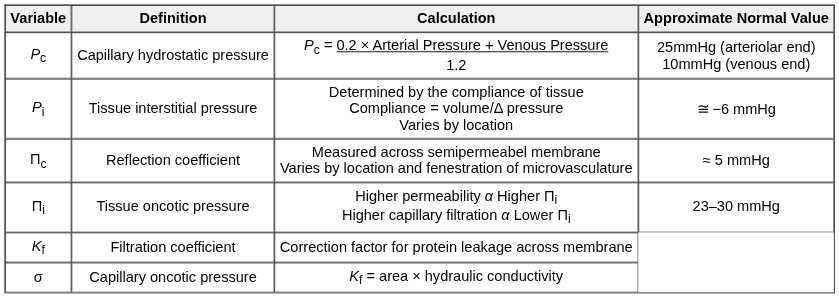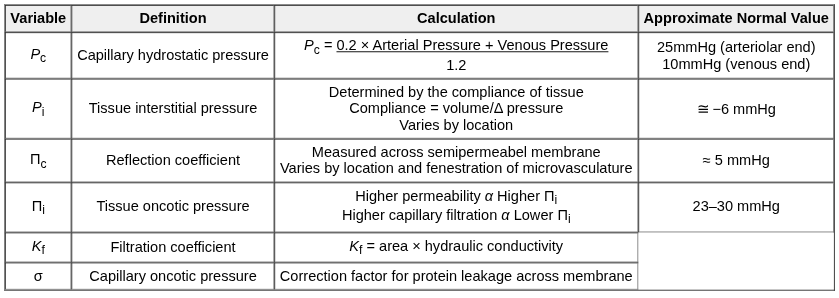(456, 247) Correction factor for protein leakage across membrane -> (456, 247) Kf = area × hydraulic conductivity
(456, 277) Kf = area × hydraulic conductivity -> (456, 275) Correction factor for protein leakage across membrane
